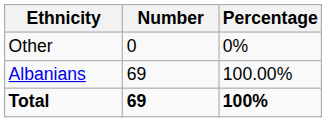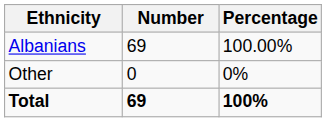rows swapped: (47, 74) <-> (31, 46)
